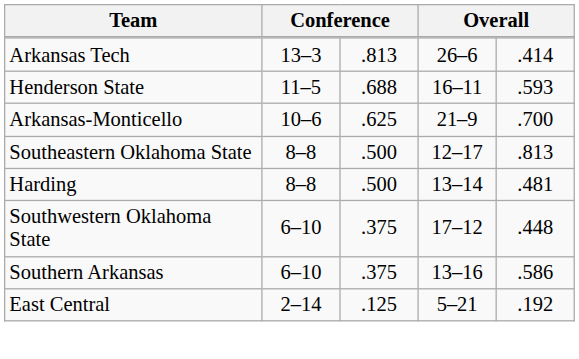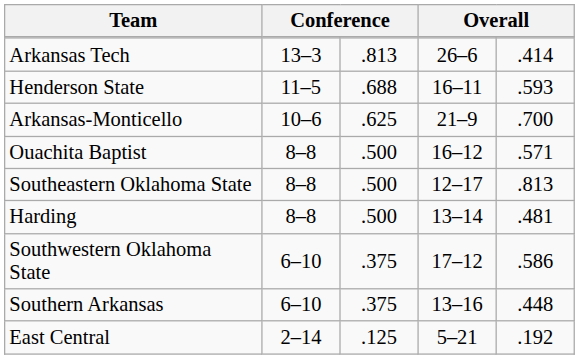+ row: (78, 151)
(535, 228) .448 -> (535, 260) .586
(535, 272) .586 -> (535, 304) .448
